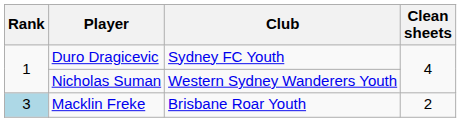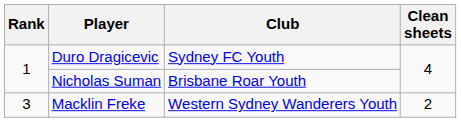(283, 81) Western Sydney Wanderers Youth -> (237, 81) Brisbane Roar Youth
(26, 104) lightblue background -> (26, 104) no background
(237, 104) Brisbane Roar Youth -> (283, 104) Western Sydney Wanderers Youth
